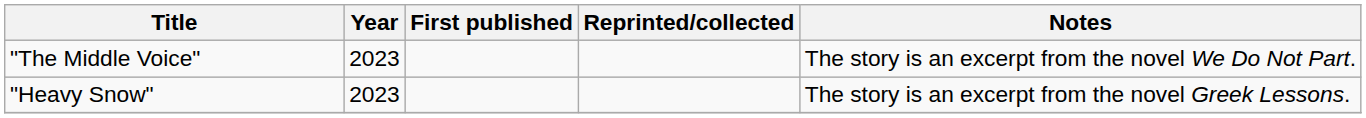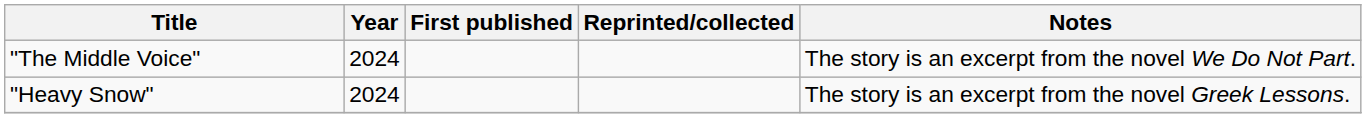(374, 58) 2023 -> (374, 58) 2024
(374, 94) 2023 -> (374, 94) 2024
